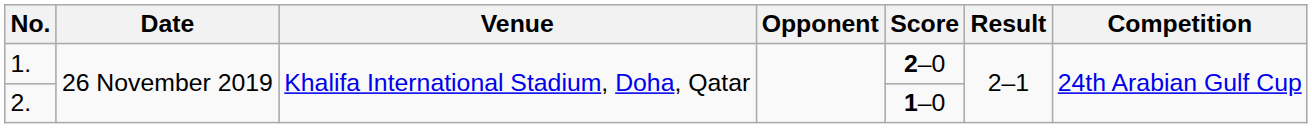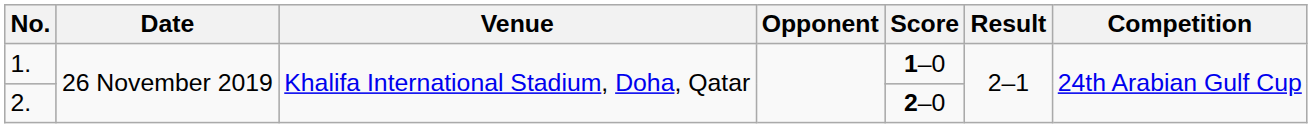(925, 63) 2–0 -> (925, 63) 1–0
(925, 102) 1–0 -> (925, 102) 2–0
